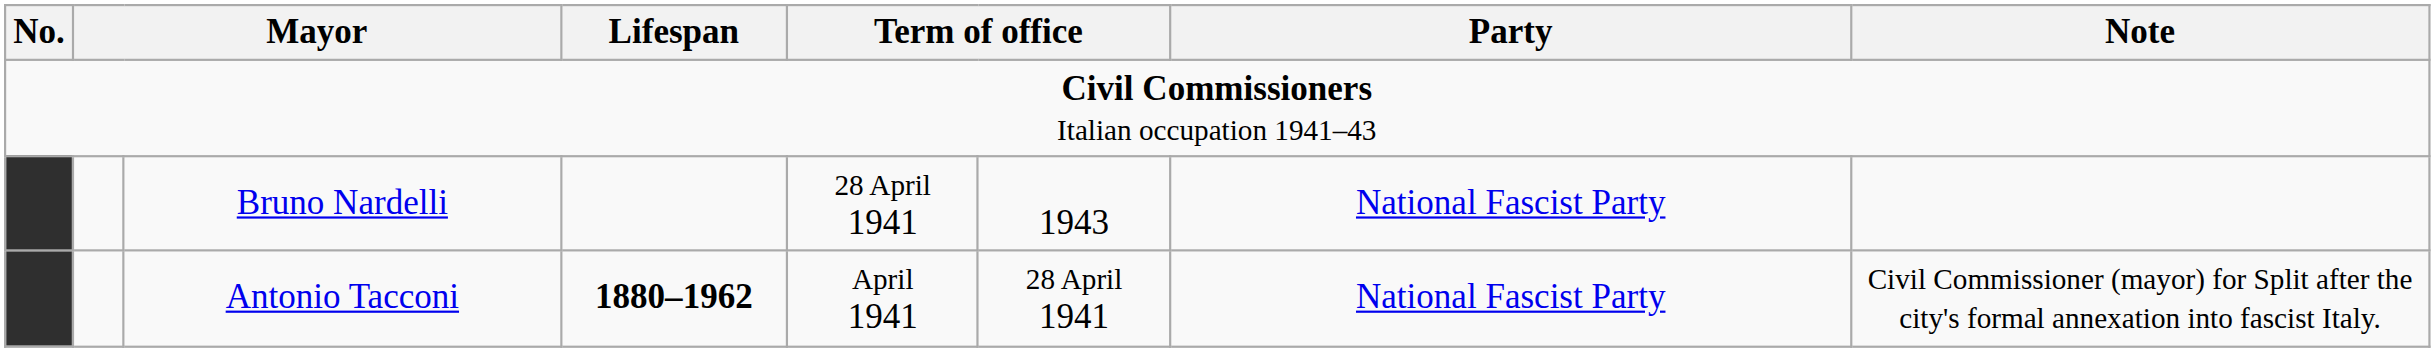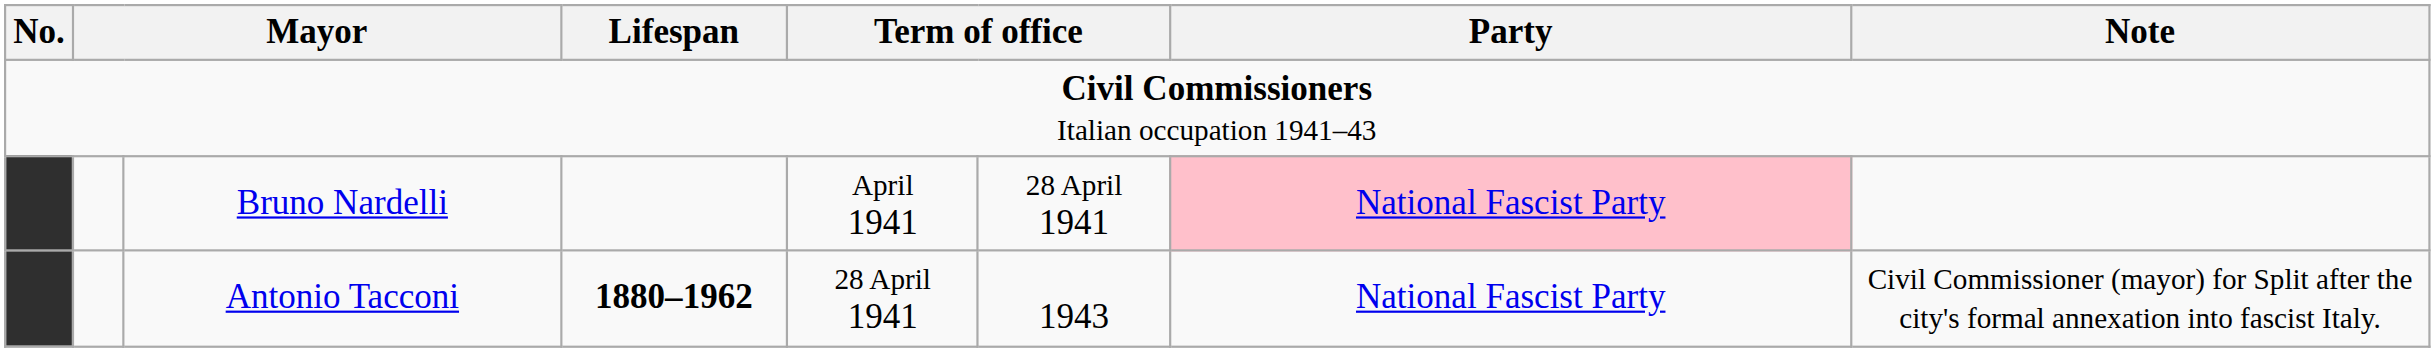(883, 204) 28 April 1941 -> (883, 204) April 1941
(1074, 222) 1943 -> (1074, 204) 28 April 1941
(1511, 202) no background -> (1511, 202) pink background
(883, 299) April 1941 -> (883, 299) 28 April 1941
(1074, 299) 28 April 1941 -> (1074, 317) 1943
